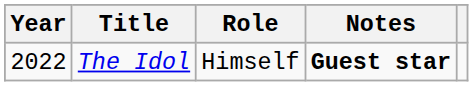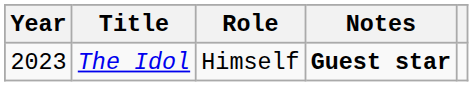(39, 62) 2022 -> (39, 62) 2023
